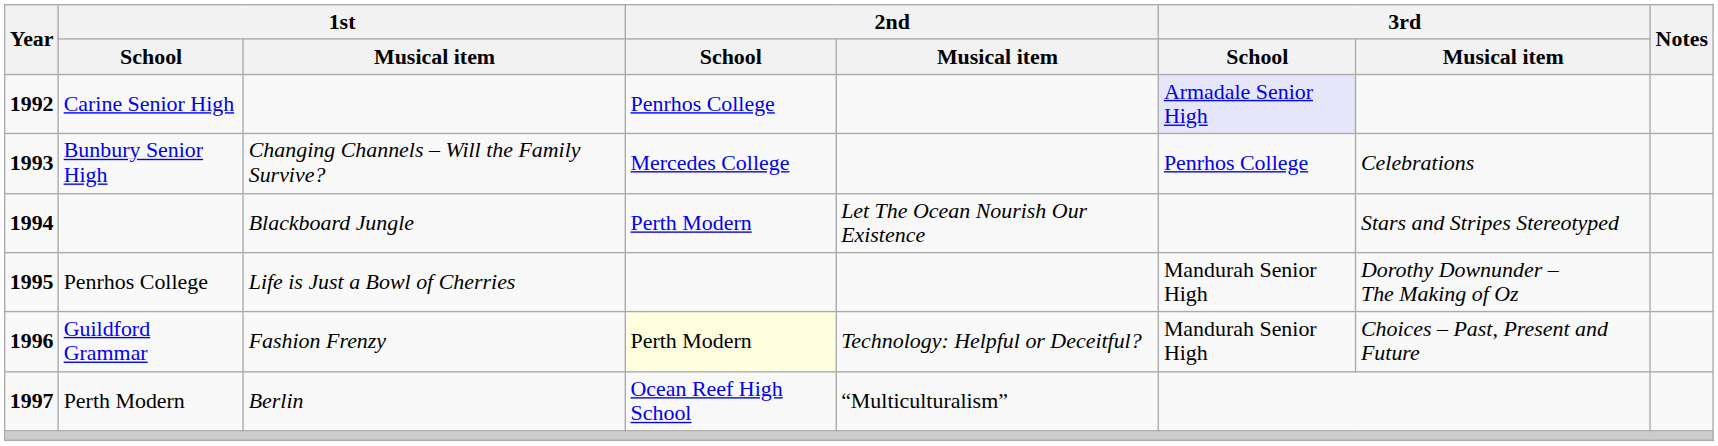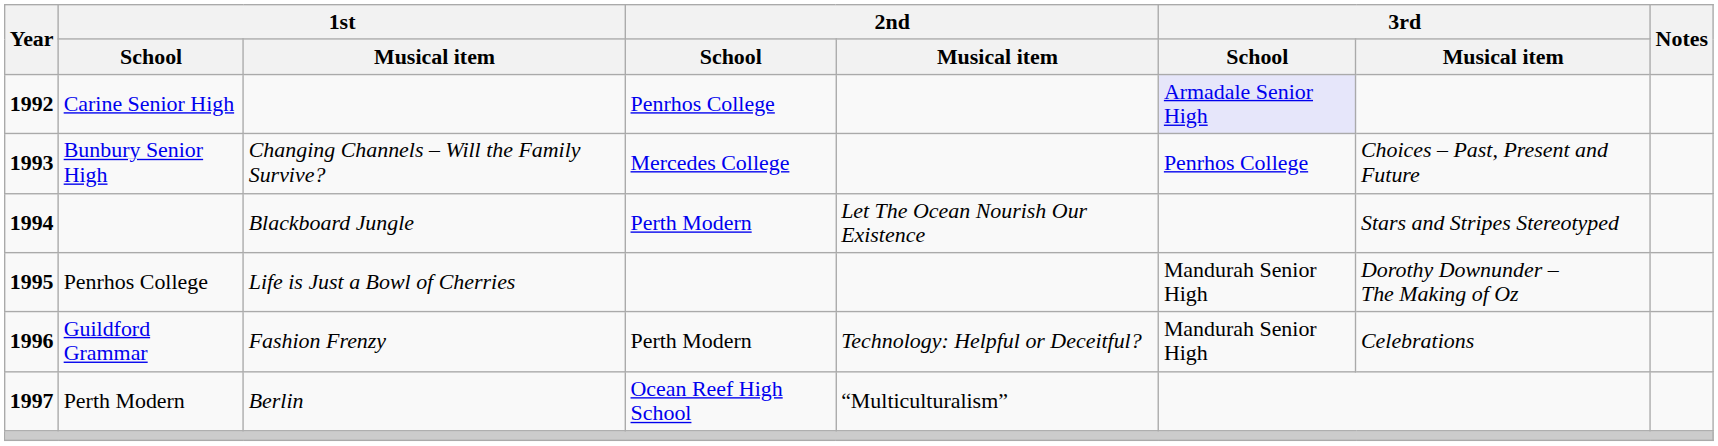(1418, 163) Celebrations -> (1484, 163) Choices – Past, Present and Future
(691, 341) lightyellow background -> (691, 341) no background
(1484, 341) Choices – Past, Present and Future -> (1418, 341) Celebrations
